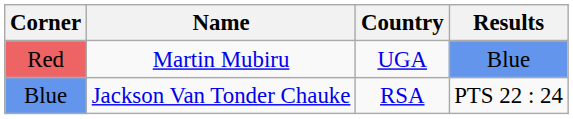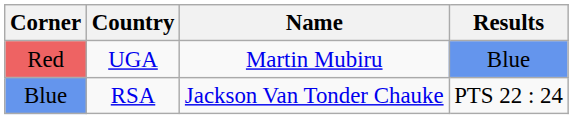columns swapped: (402, 22) <-> (221, 22)
